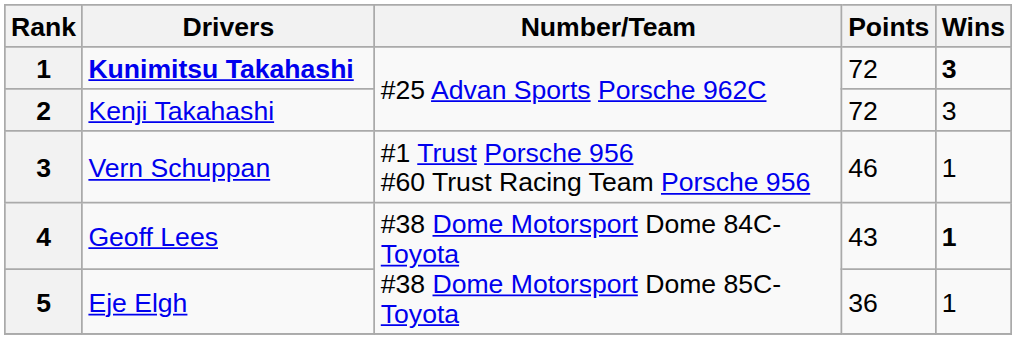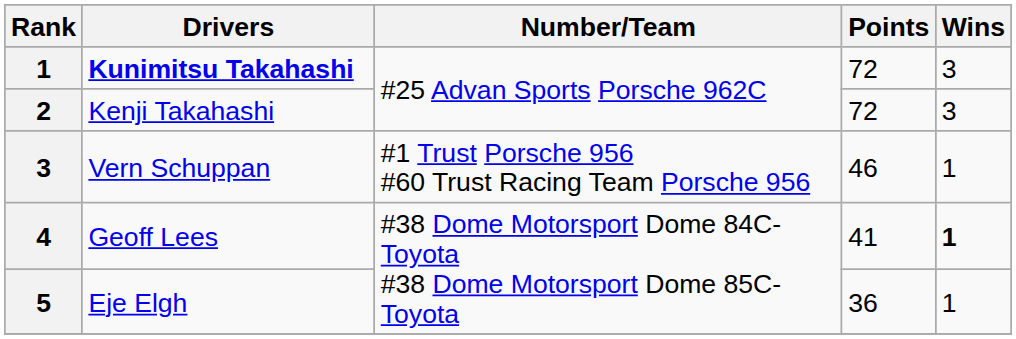(949, 68) bold -> (949, 68) normal
(863, 236) 43 -> (863, 236) 41
